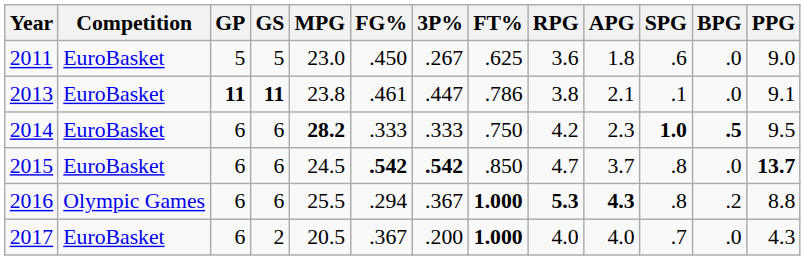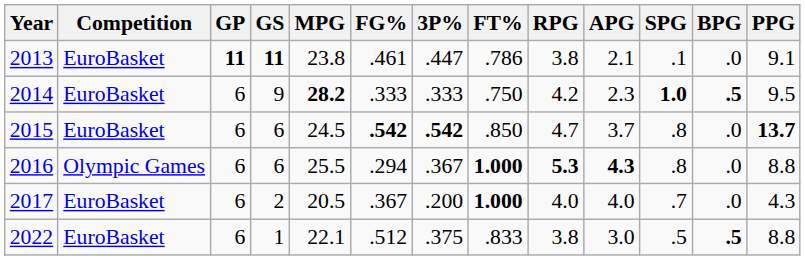- row: (31, 58)
(279, 130) 6 -> (279, 94) 9
(734, 201) .2 -> (734, 165) .0
+ row: (31, 237)
